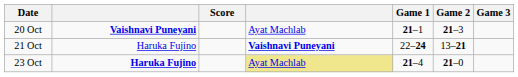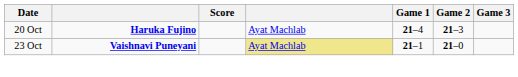(153, 30) Vaishnavi Puneyani -> (163, 30) Haruka Fujino
(413, 30) 21–1 -> (413, 30) 21–4
- row: (28, 47)
(163, 63) Haruka Fujino -> (153, 47) Vaishnavi Puneyani
(413, 63) 21–4 -> (413, 47) 21–1
